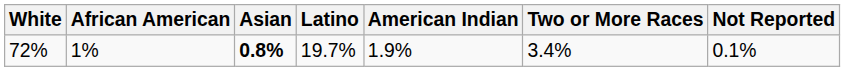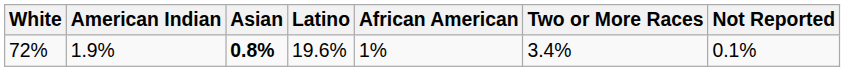columns swapped: (150, 19) <-> (443, 19)
(328, 50) 19.7% -> (319, 50) 19.6%
